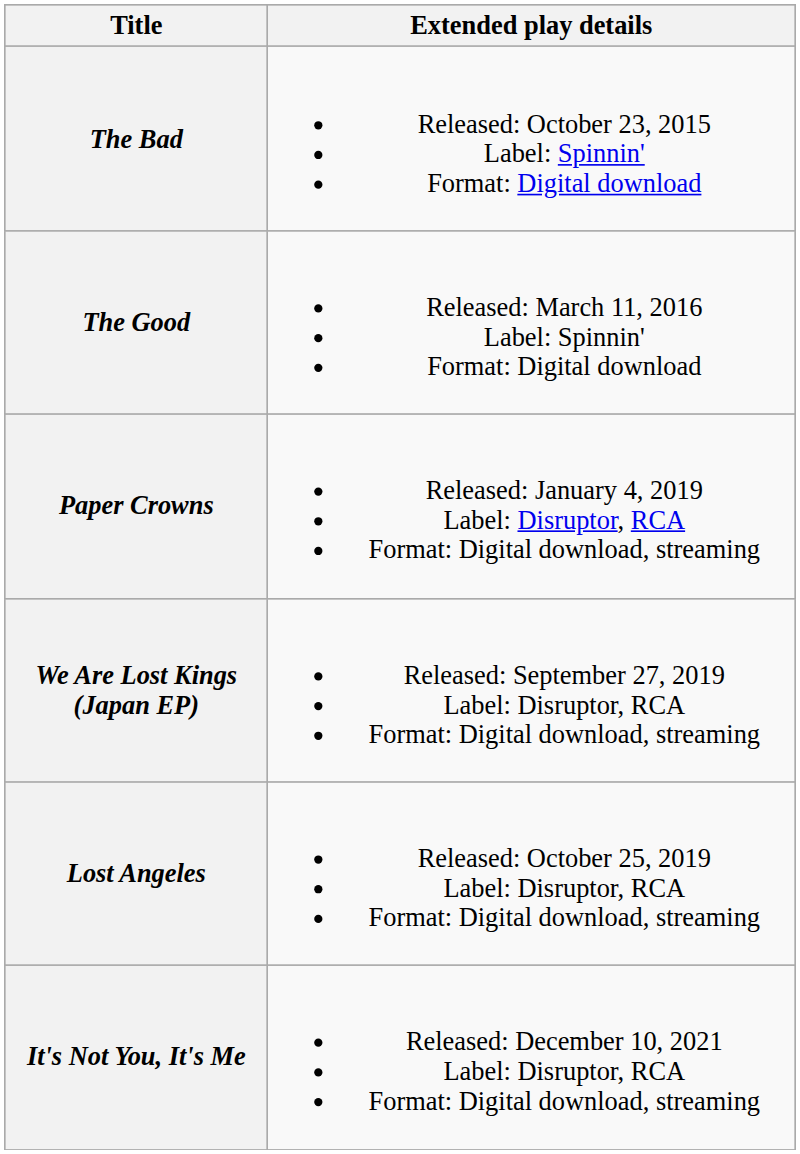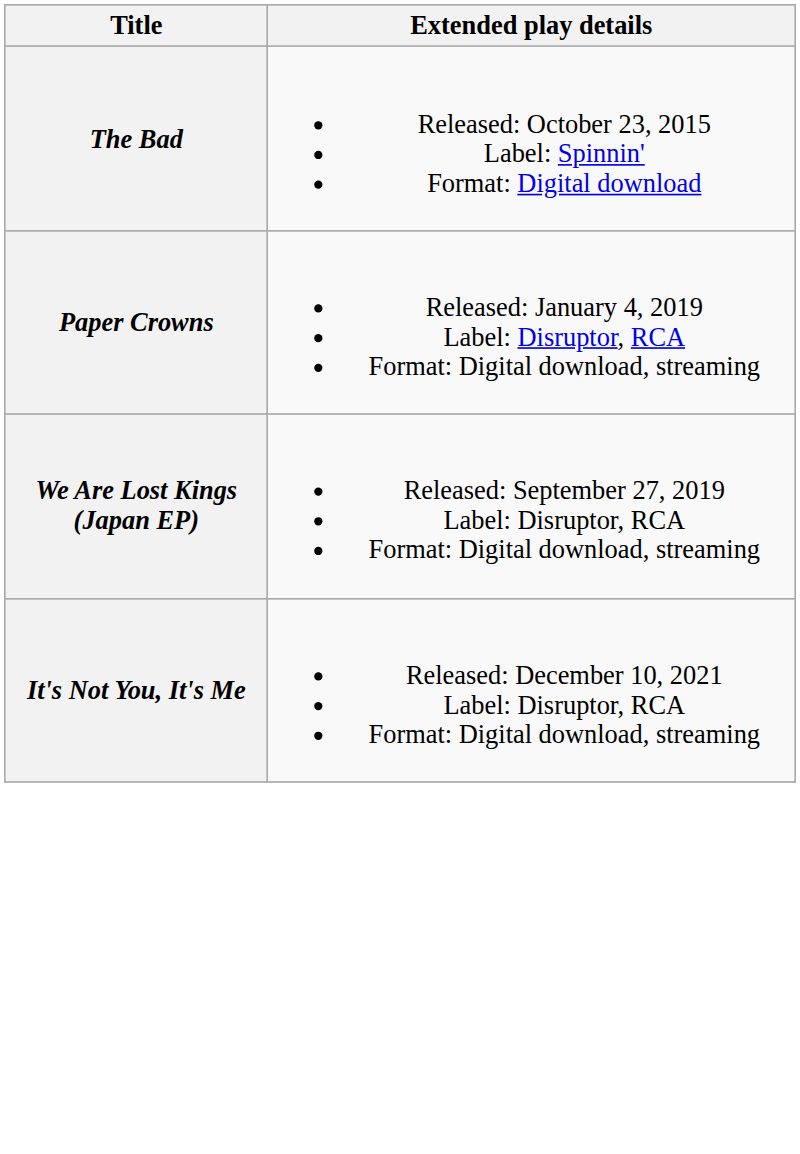- row: (136, 322)
- row: (136, 873)
